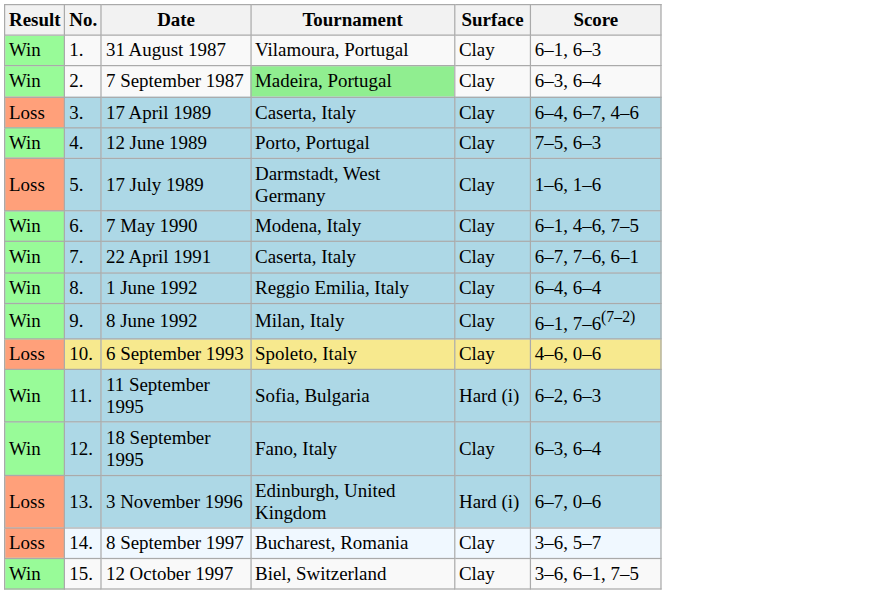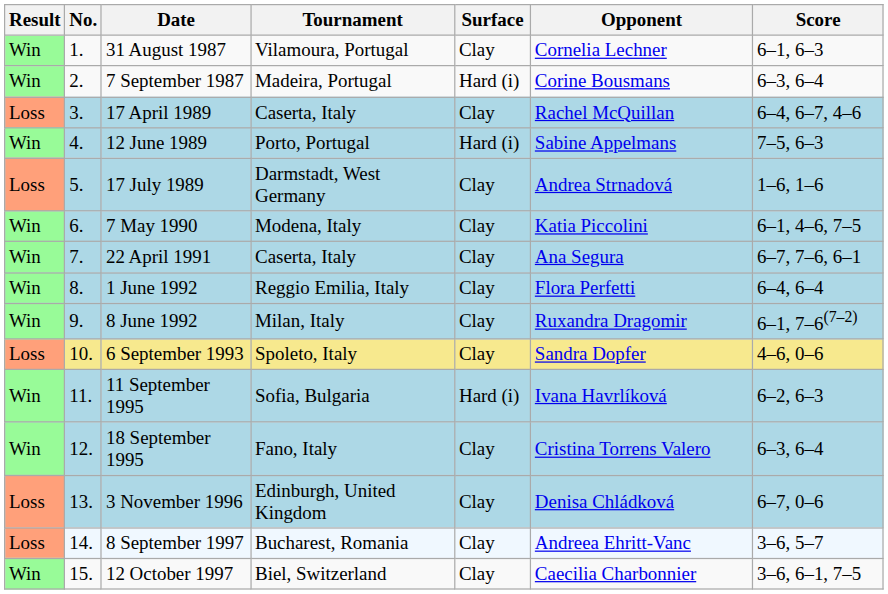+ column: (642, 19)
(323, 80) lightgreen background -> (323, 80) no background
(477, 80) Clay -> (489, 80) Hard (i)
(477, 142) Clay -> (489, 142) Hard (i)
(489, 500) Hard (i) -> (477, 500) Clay
